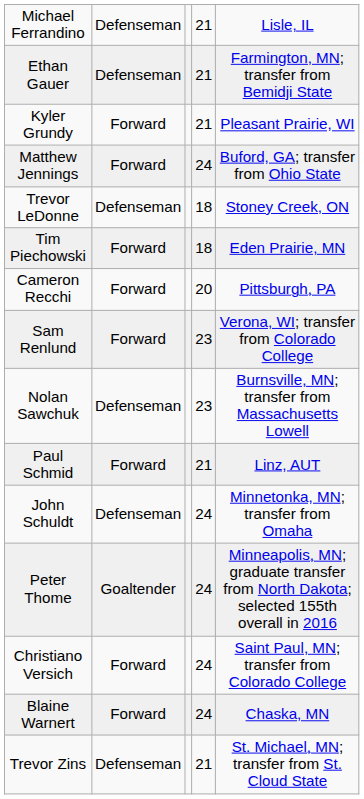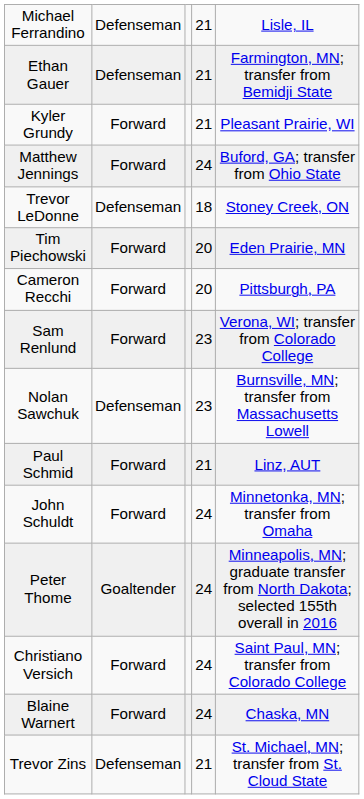(204, 248) 18 -> (204, 248) 20
(138, 514) Defenseman -> (138, 514) Forward
